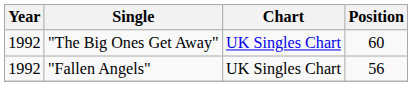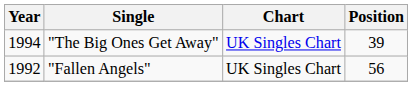(24, 42) 1992 -> (24, 42) 1994
(376, 42) 60 -> (376, 42) 39
